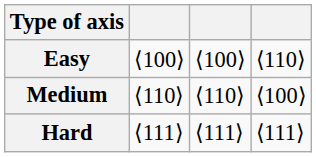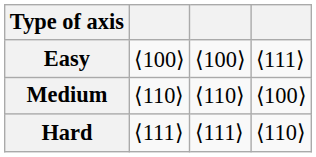(280, 59) ⟨110⟩ -> (280, 59) ⟨111⟩
(280, 133) ⟨111⟩ -> (280, 133) ⟨110⟩
